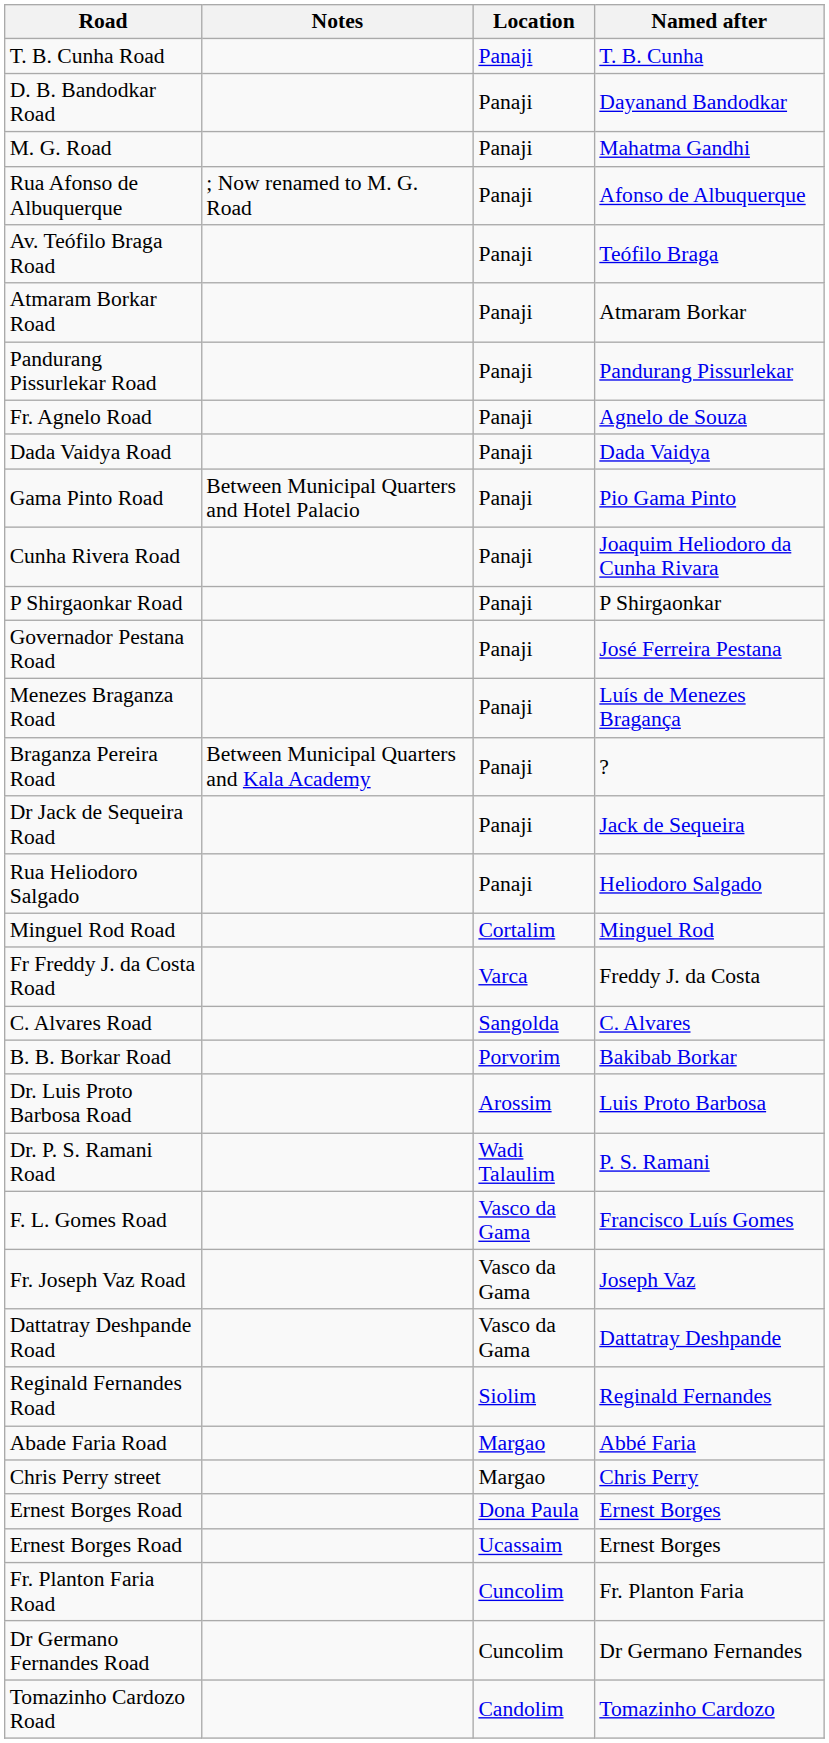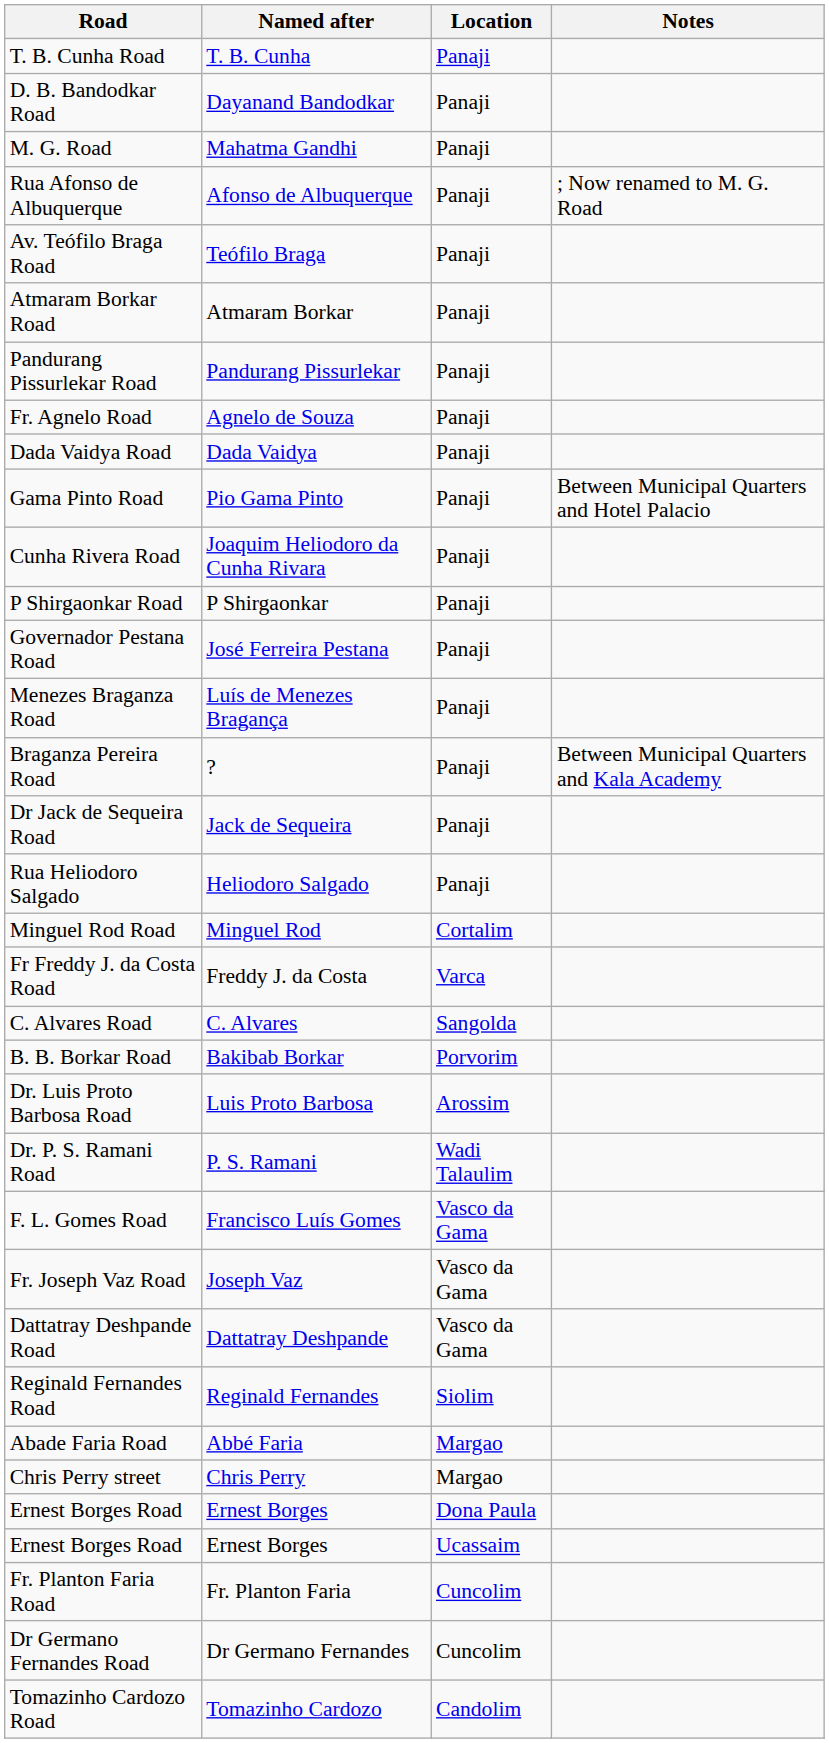columns swapped: (709, 21) <-> (337, 21)
